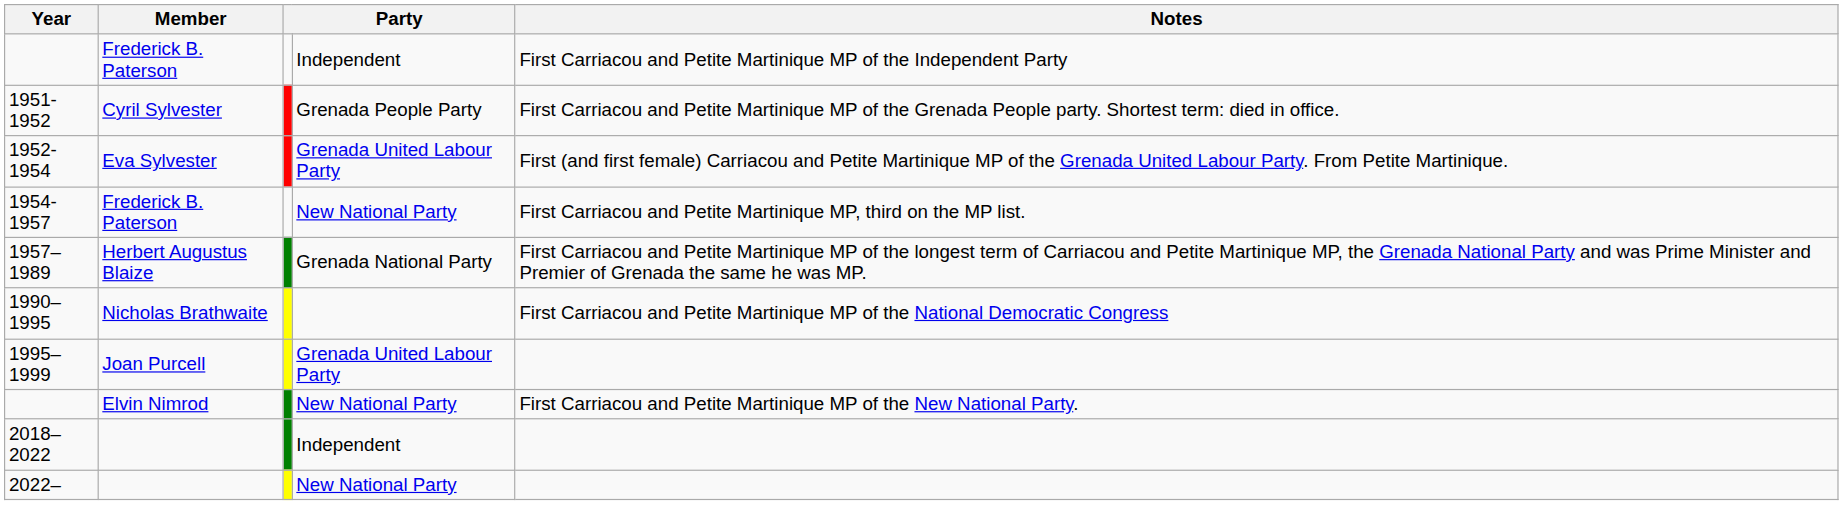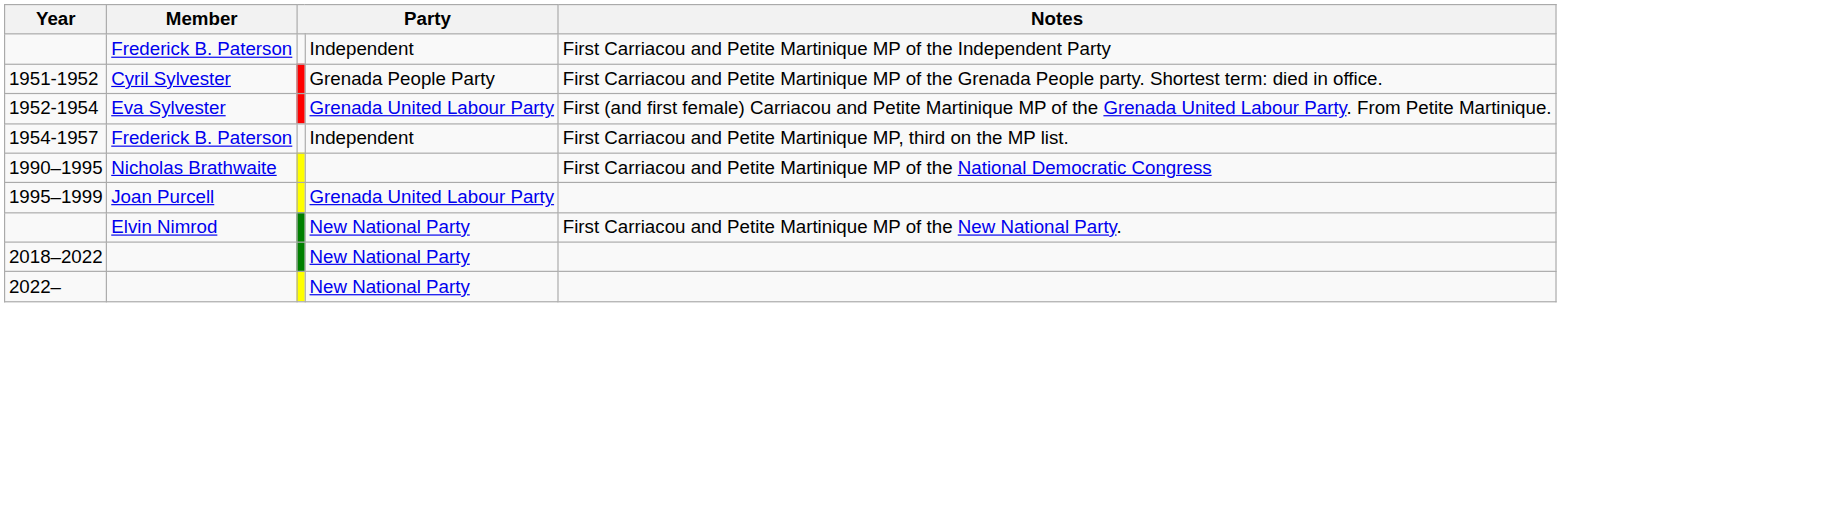(376, 211) New National Party -> (362, 138) Independent
- row: (35, 262)
(348, 444) Independent -> (390, 256) New National Party
